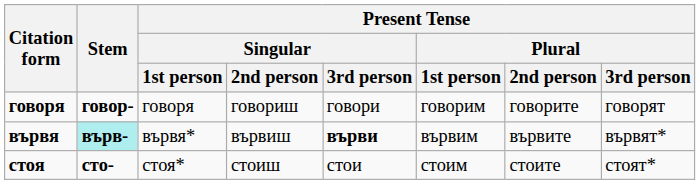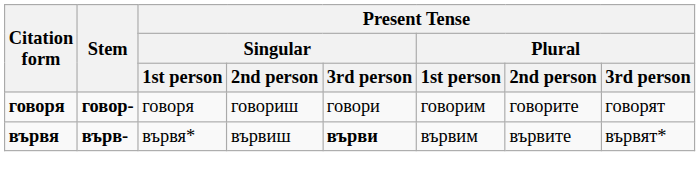(105, 135) paleturquoise background -> (105, 135) no background
- row: (27, 164)
